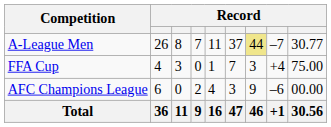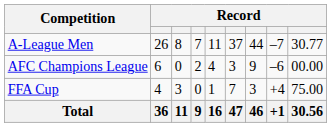(256, 44) khaki background -> (256, 44) no background
rows swapped: (33, 66) <-> (78, 89)
